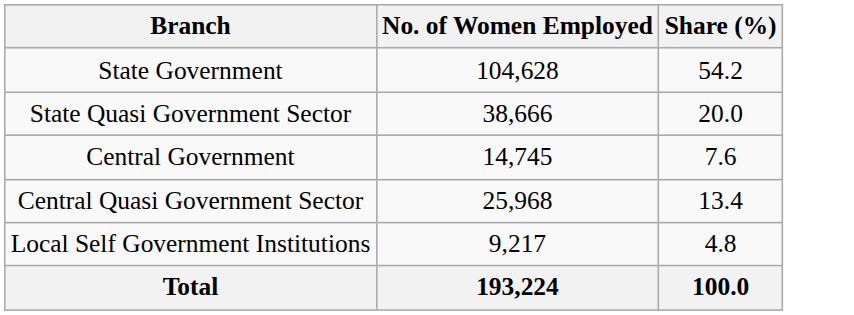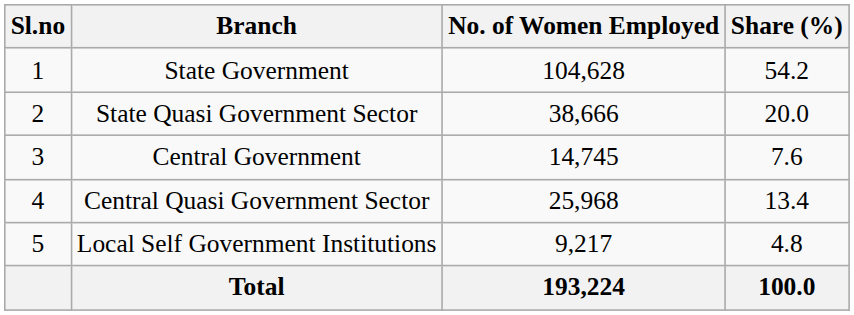+ column: (38, 26)
